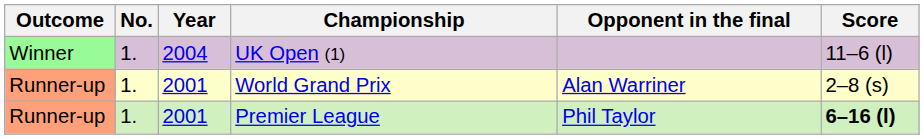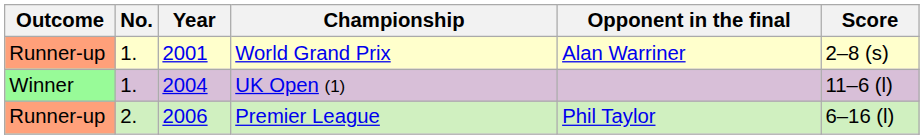rows swapped: (313, 85) <-> (290, 52)
(129, 117) 1. -> (129, 117) 2.
(185, 117) 2001 -> (185, 117) 2006
(861, 117) bold -> (860, 117) normal
